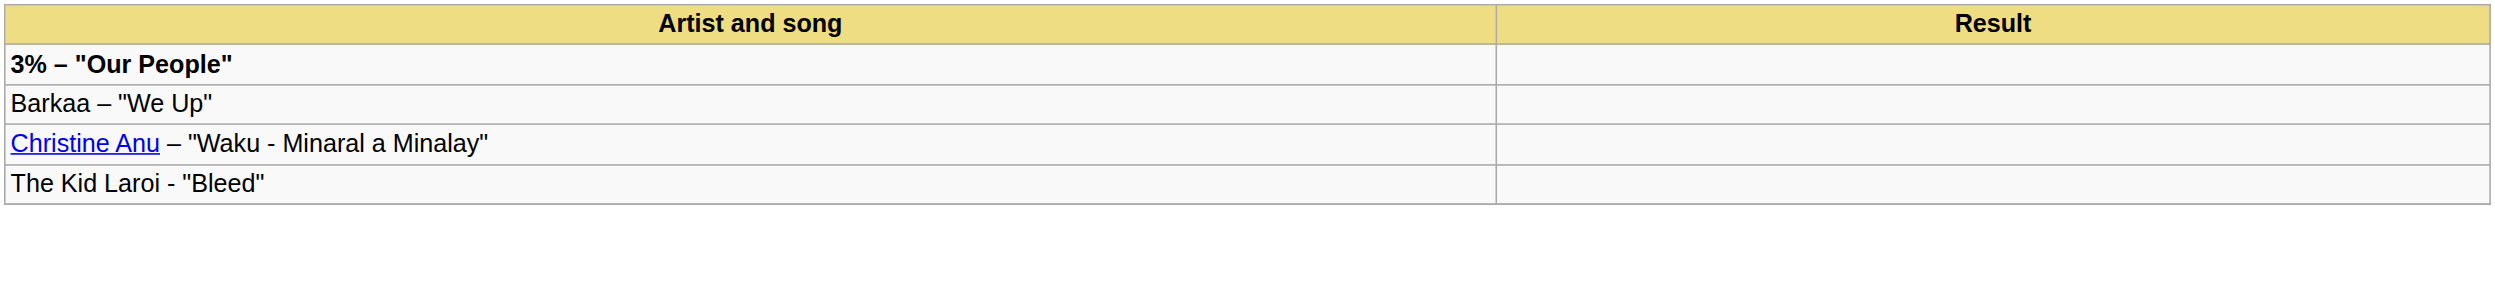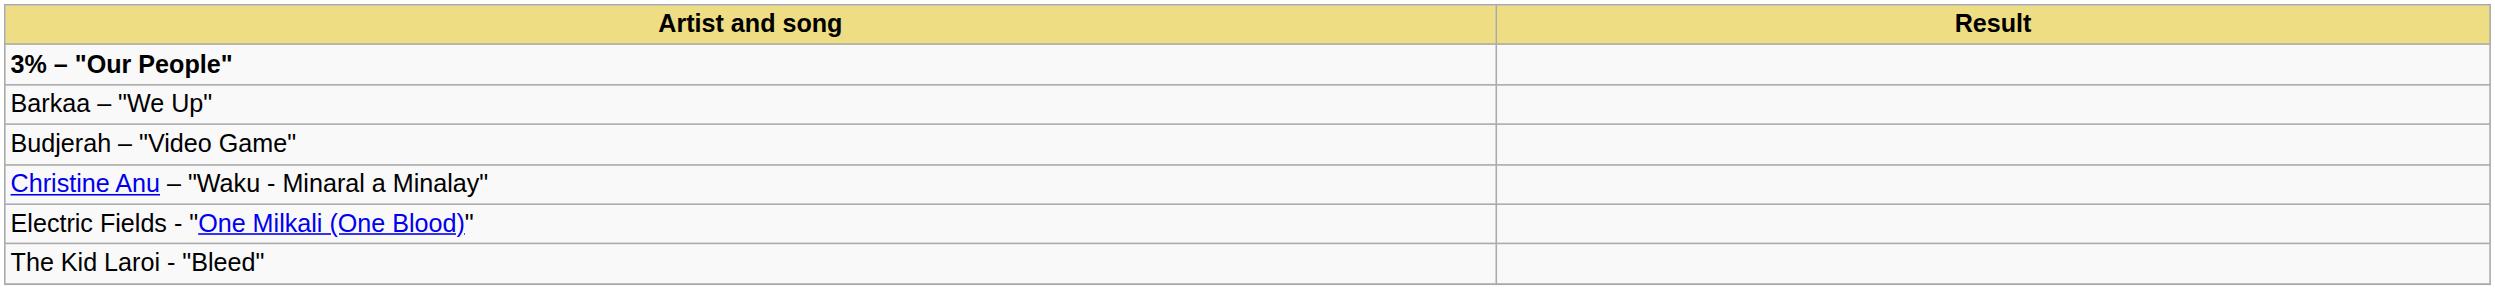+ row: (153, 143)
+ row: (242, 223)
